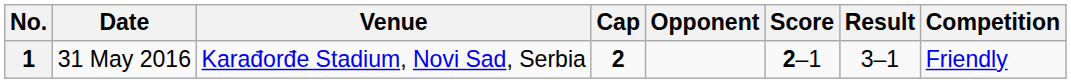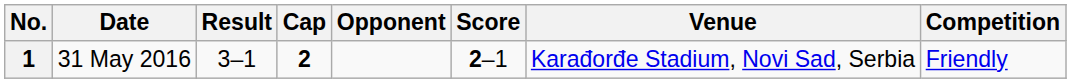columns swapped: (394, 22) <-> (880, 22)
